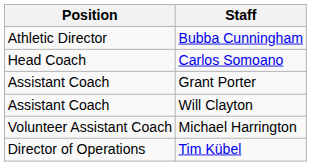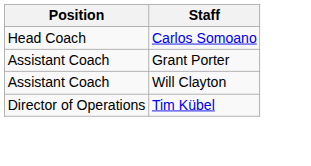- row: (241, 37)
- row: (238, 127)
